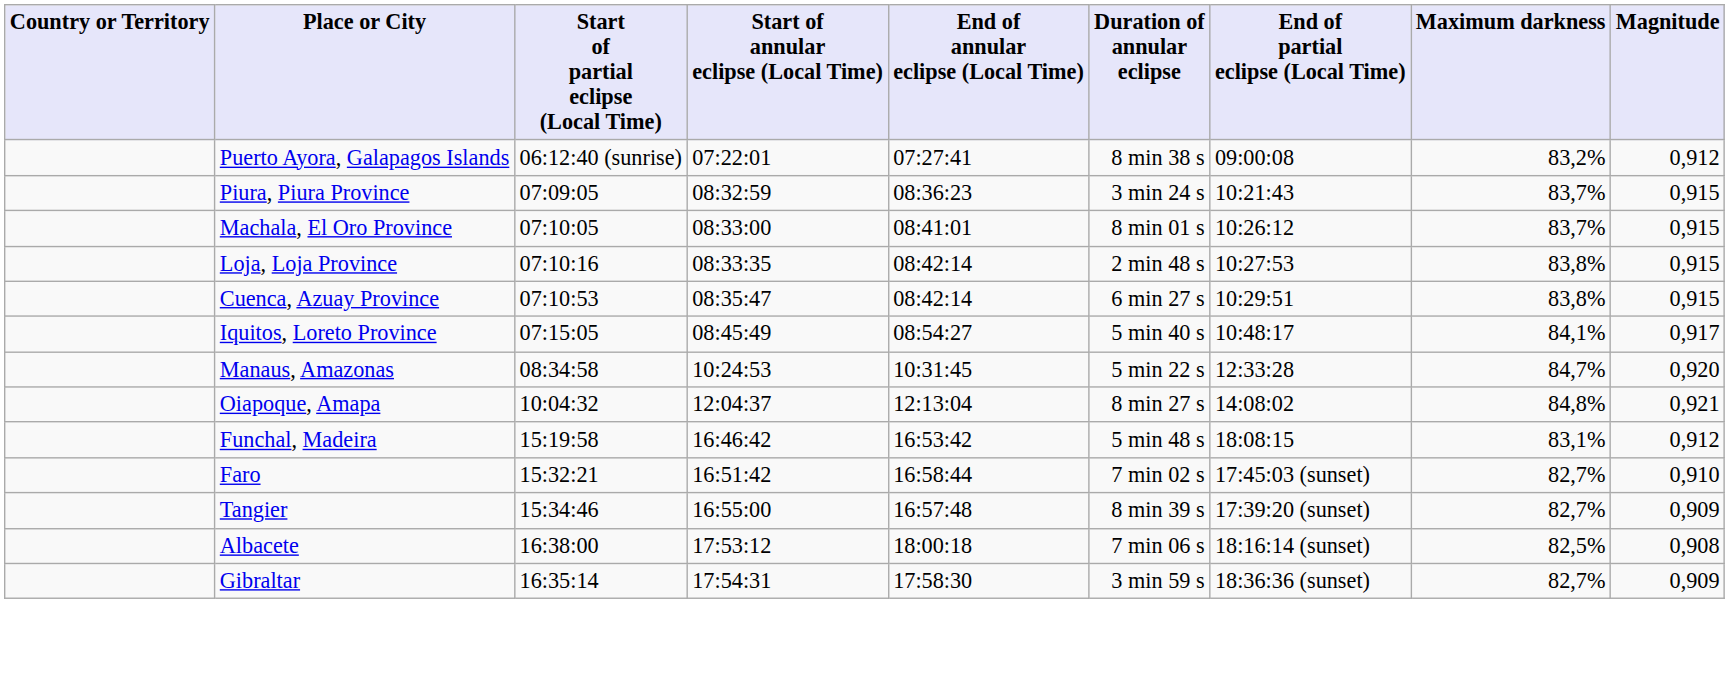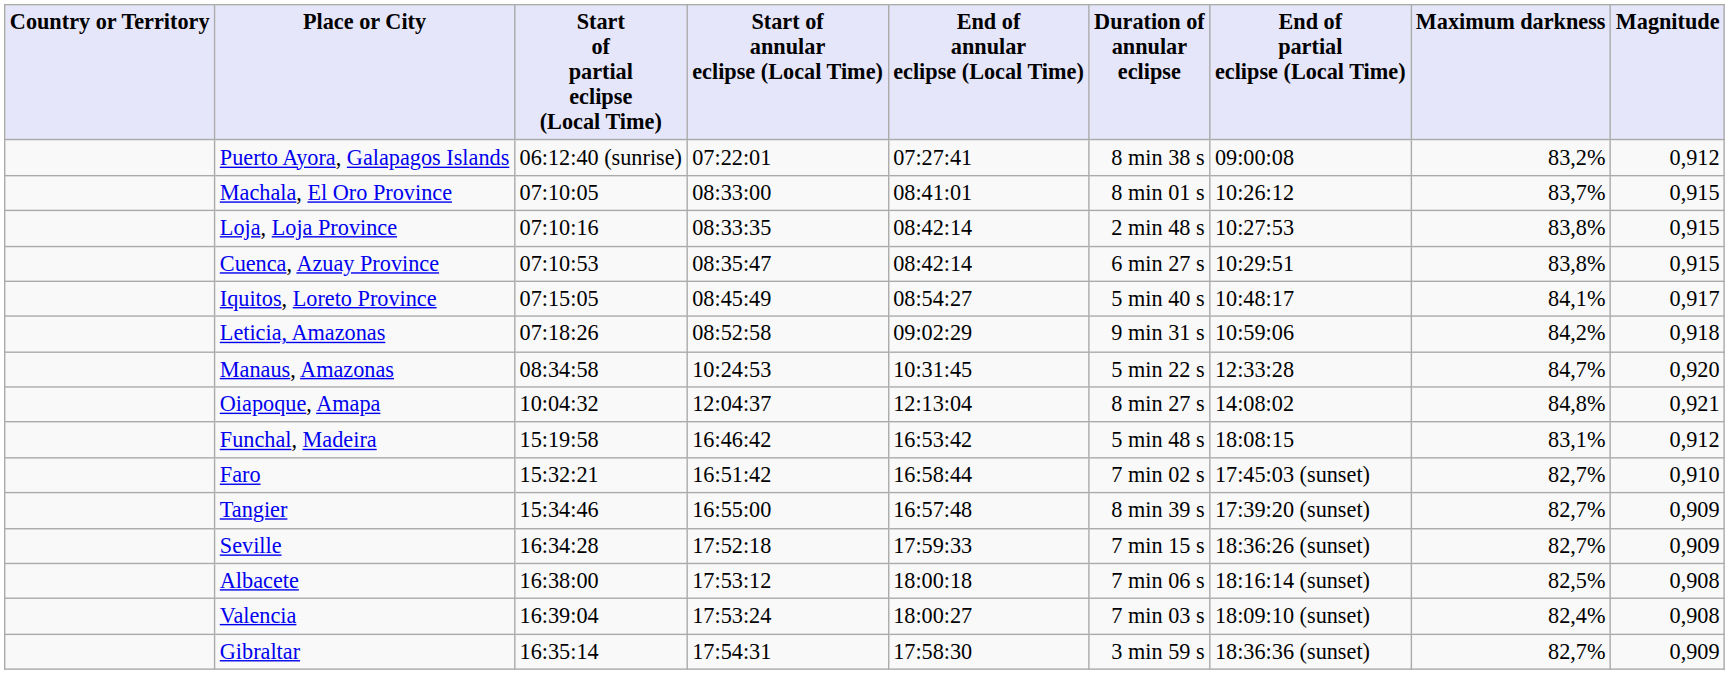- row: (315, 192)
+ row: (303, 333)
+ row: (251, 545)
+ row: (258, 616)
